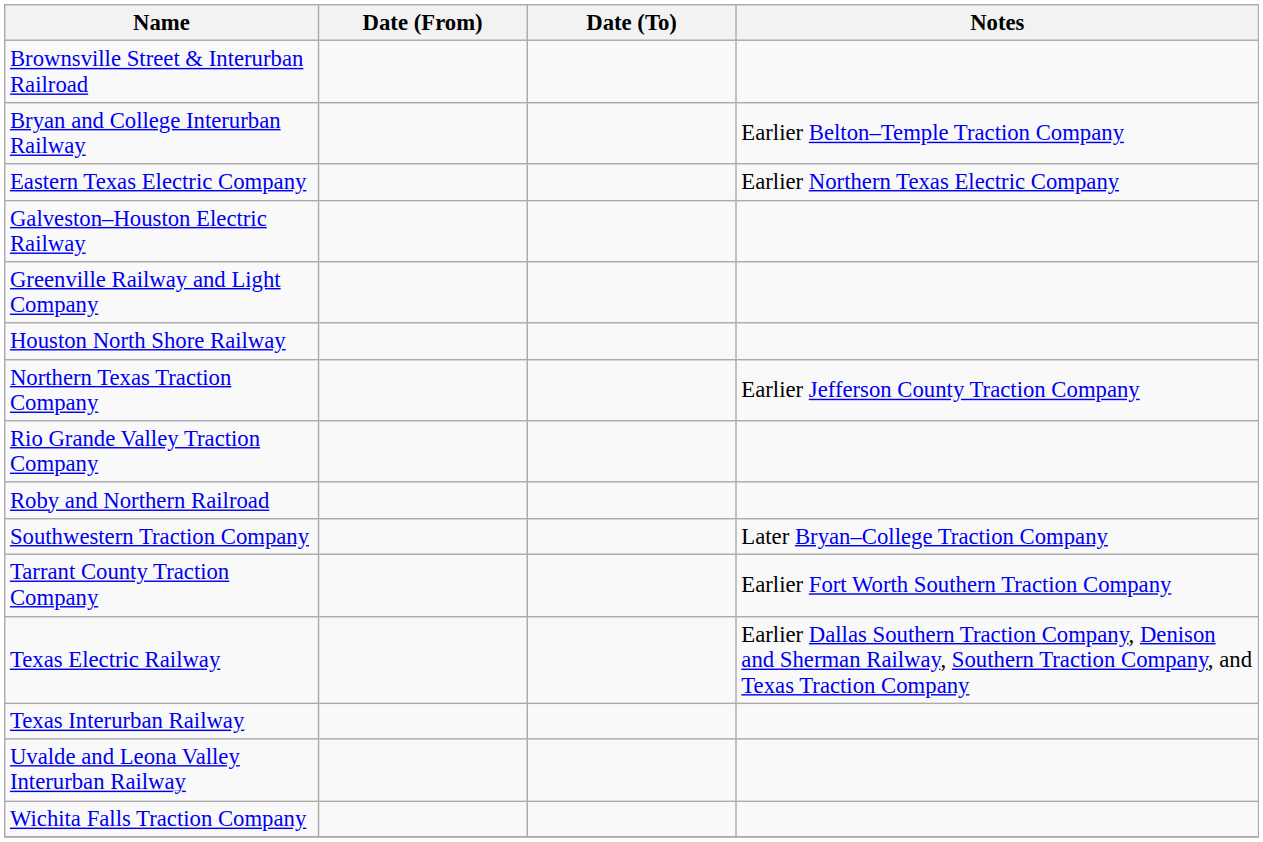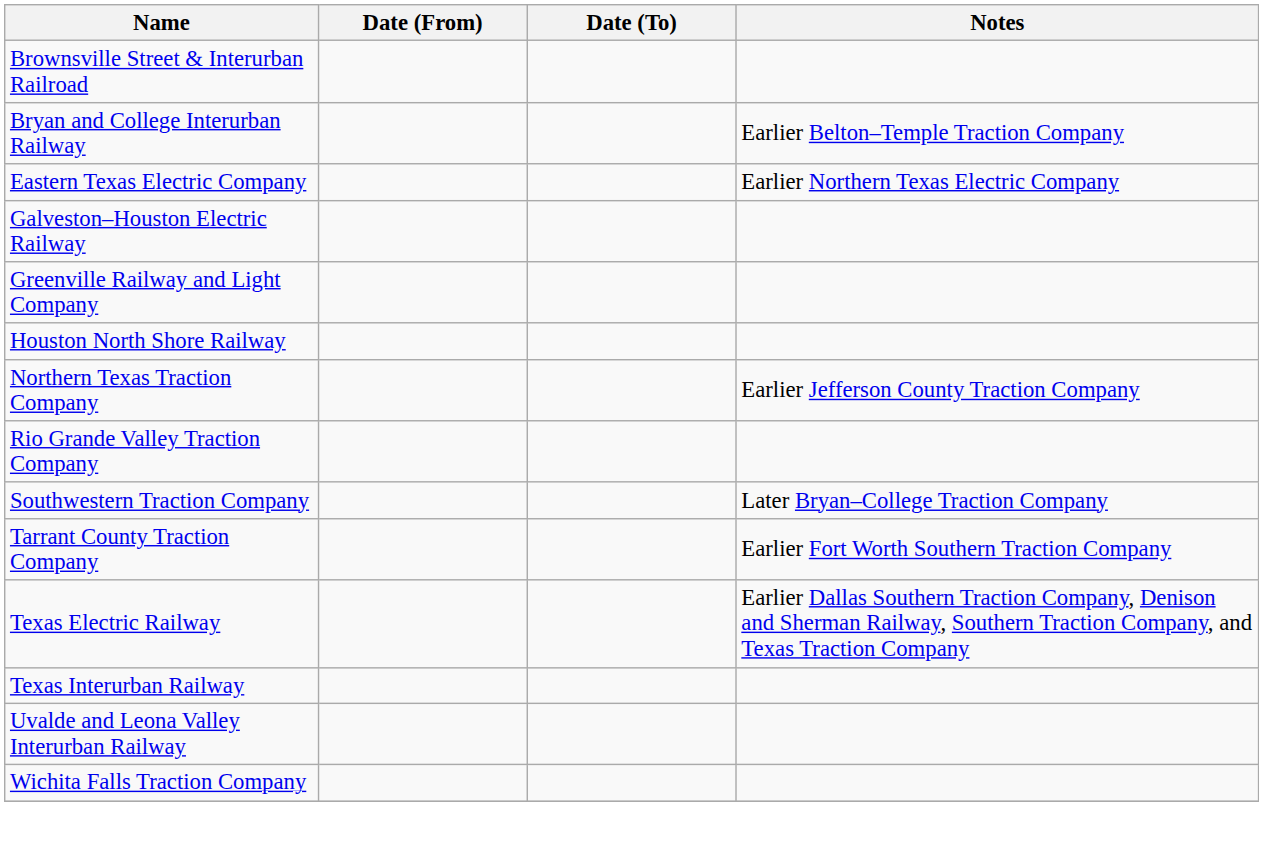- row: (140, 500)
